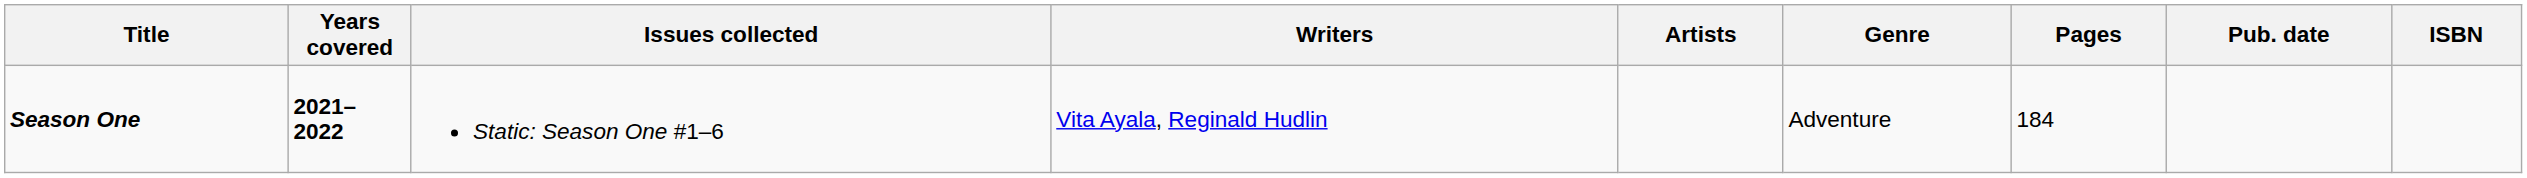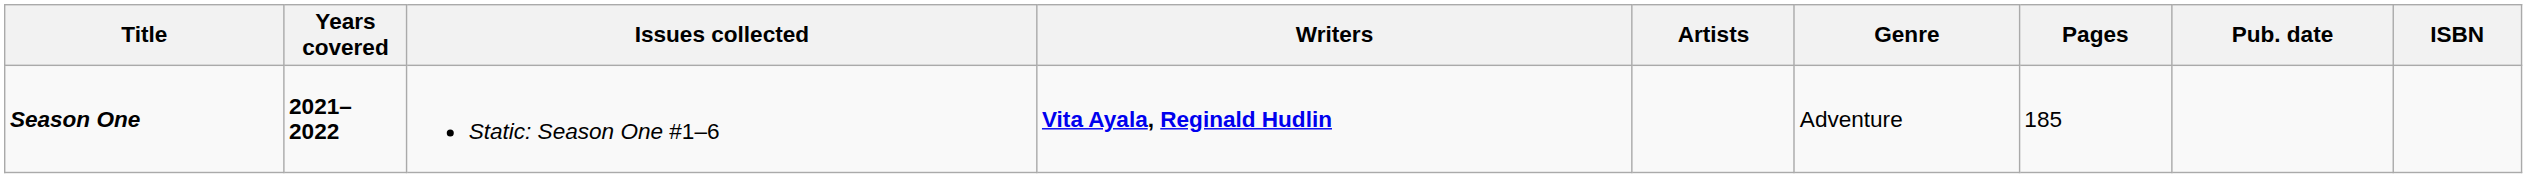(1192, 118) normal -> (1187, 118) bold
(2035, 118) 184 -> (2043, 118) 185
